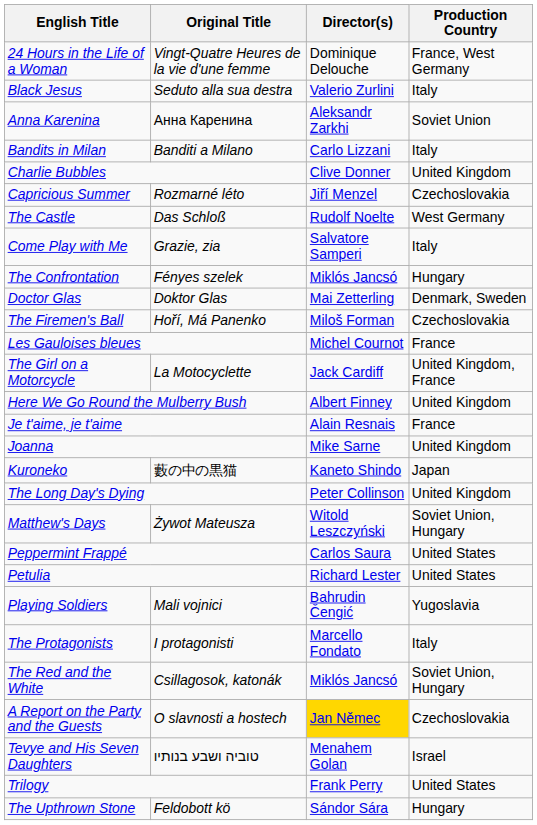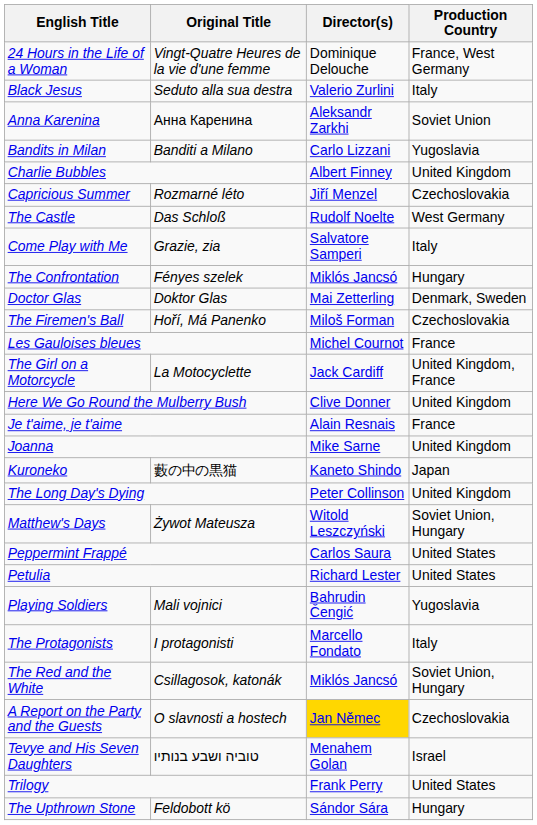(425, 150) Italy -> (446, 150) Yugoslavia
(350, 172) Clive Donner -> (351, 172) Albert Finney
(351, 402) Albert Finney -> (350, 402) Clive Donner
